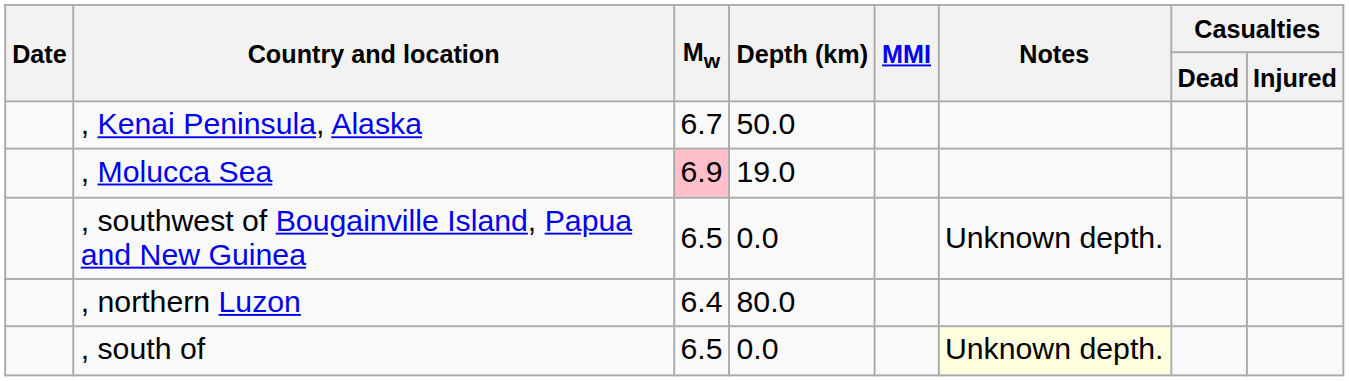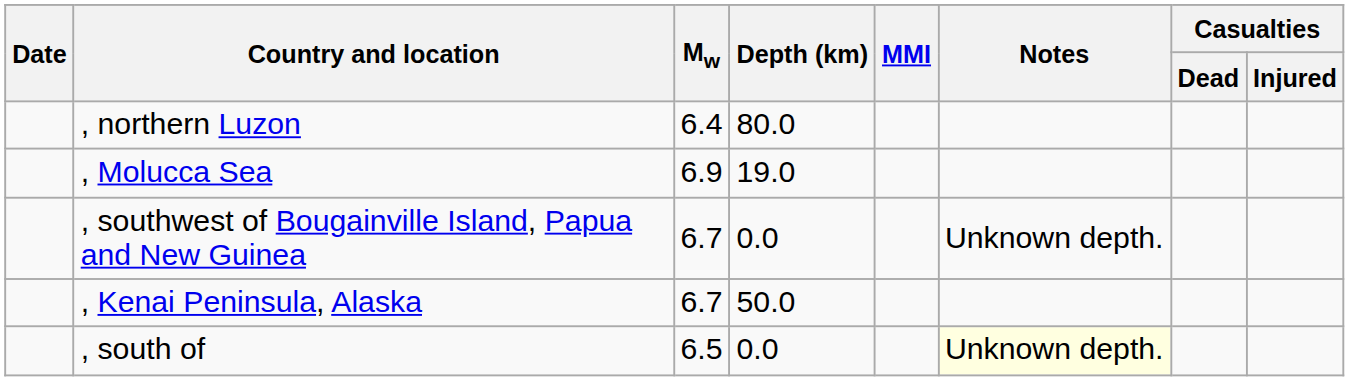rows swapped: (191, 302) <-> (251, 124)
(702, 172) pink background -> (702, 172) no background
(702, 237) 6.5 -> (702, 237) 6.7
